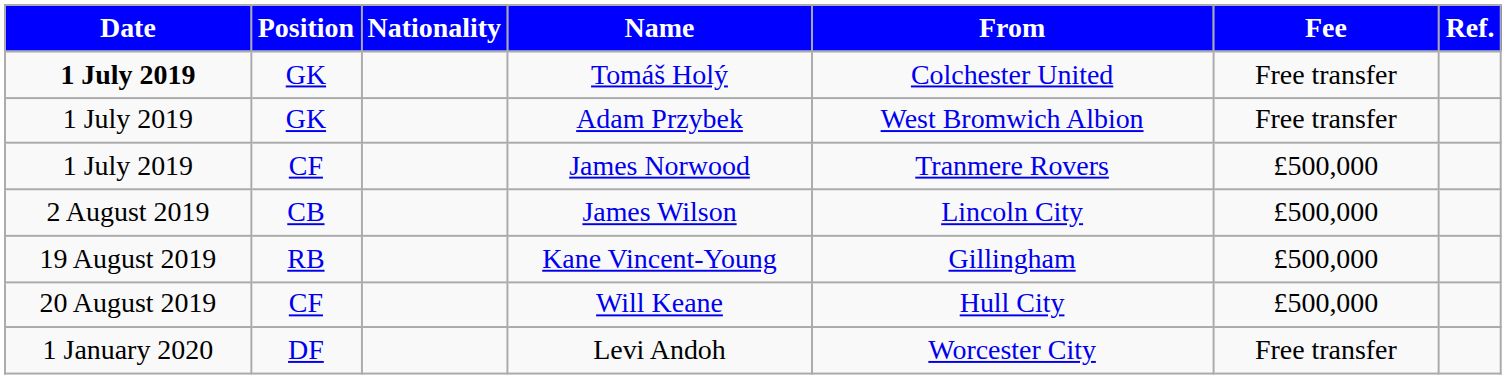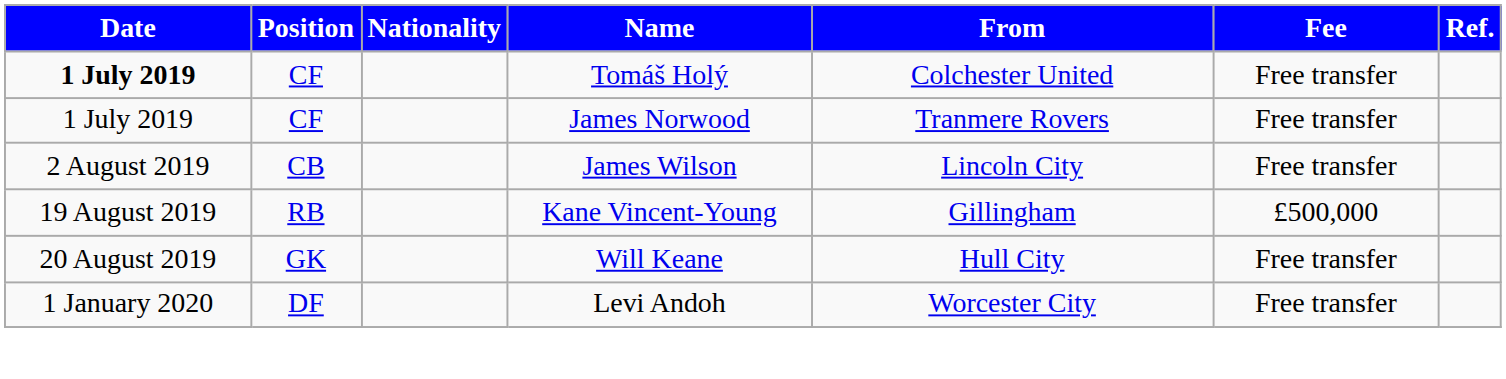(306, 74) GK -> (306, 74) CF
- row: (660, 120)
(1326, 166) £500,000 -> (1326, 120) Free transfer
(1326, 212) £500,000 -> (1326, 166) Free transfer
(306, 304) CF -> (306, 258) GK
(1326, 304) £500,000 -> (1326, 258) Free transfer
